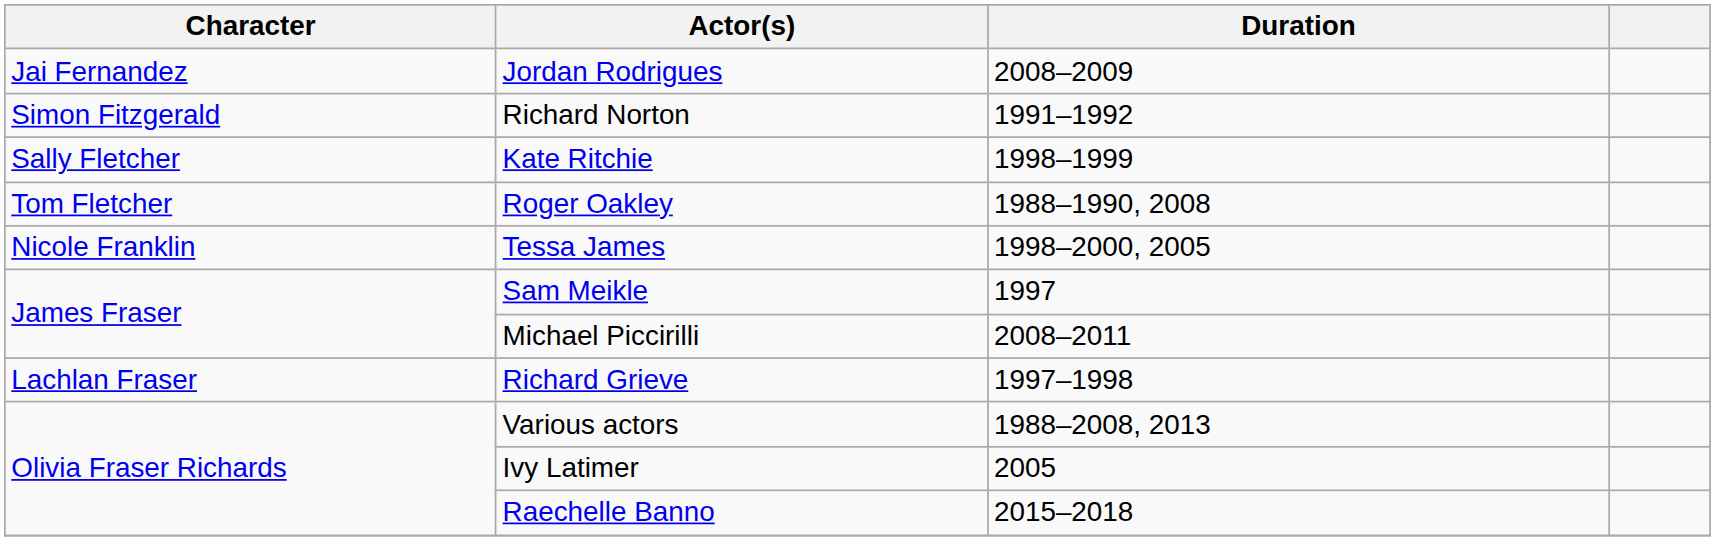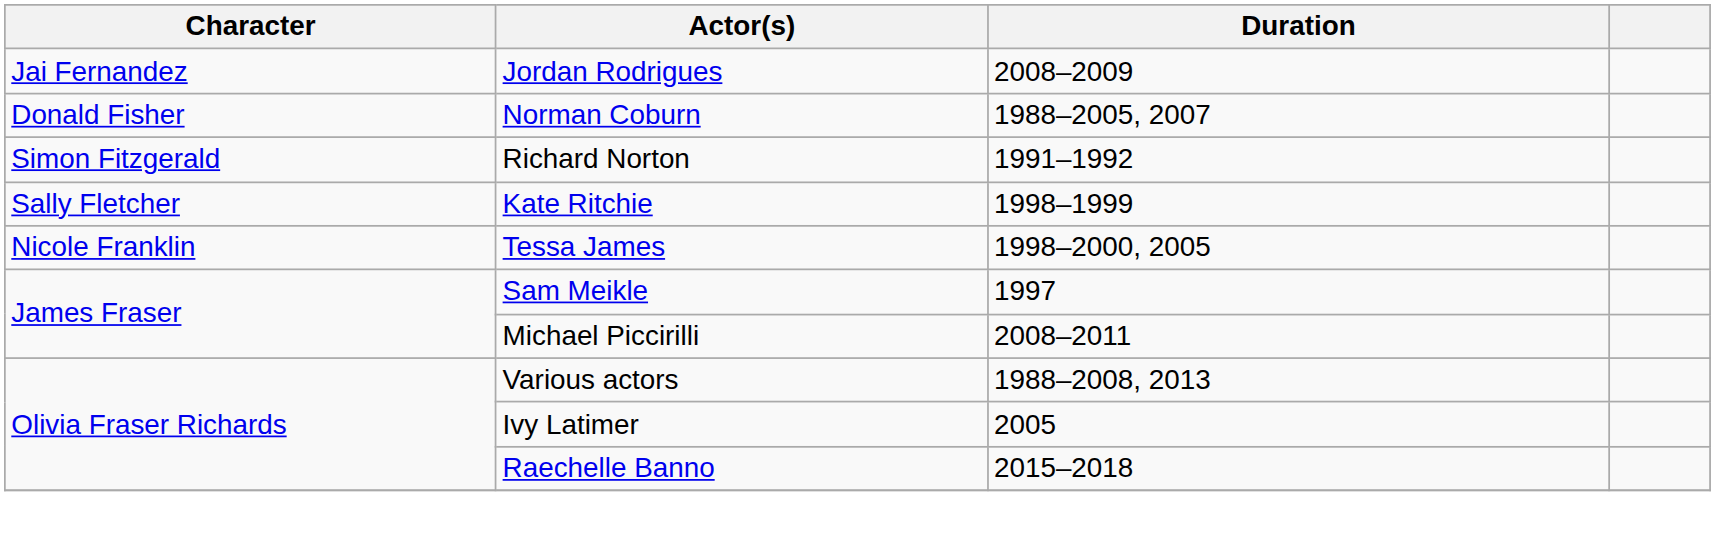+ row: (602, 114)
- row: (588, 203)
- row: (595, 379)
